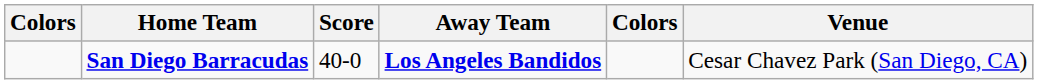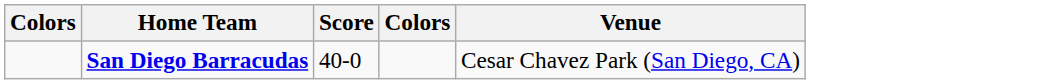- column: (493, 22)
